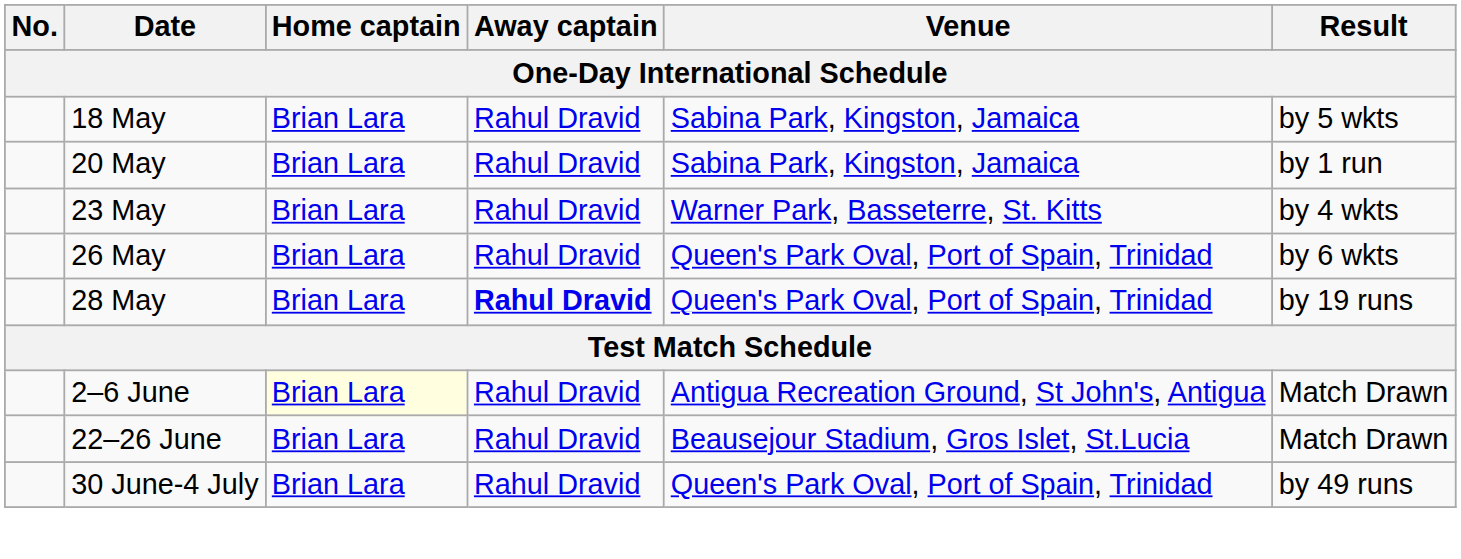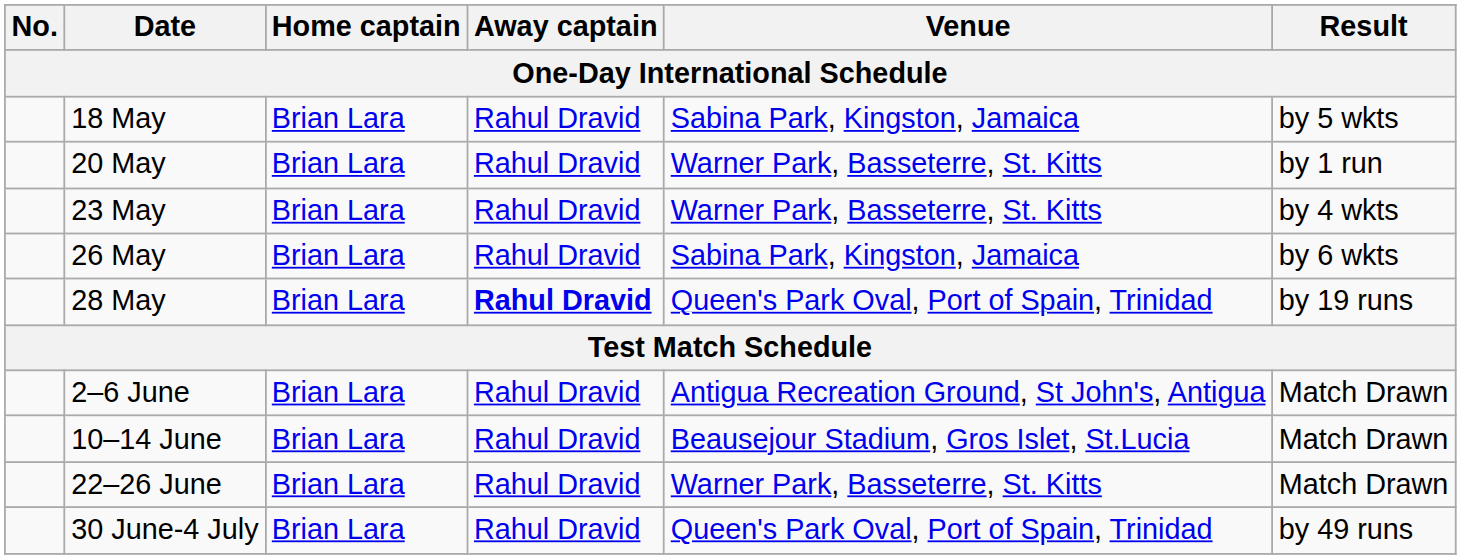(875, 164) Sabina Park, Kingston, Jamaica -> (886, 164) Warner Park, Basseterre, St. Kitts
(942, 255) Queen's Park Oval, Port of Spain, Trinidad -> (875, 255) Sabina Park, Kingston, Jamaica
(338, 392) lightyellow background -> (338, 392) no background
+ row: (146, 438)
(930, 438) Beausejour Stadium, Gros Islet, St.Lucia -> (886, 484) Warner Park, Basseterre, St. Kitts
